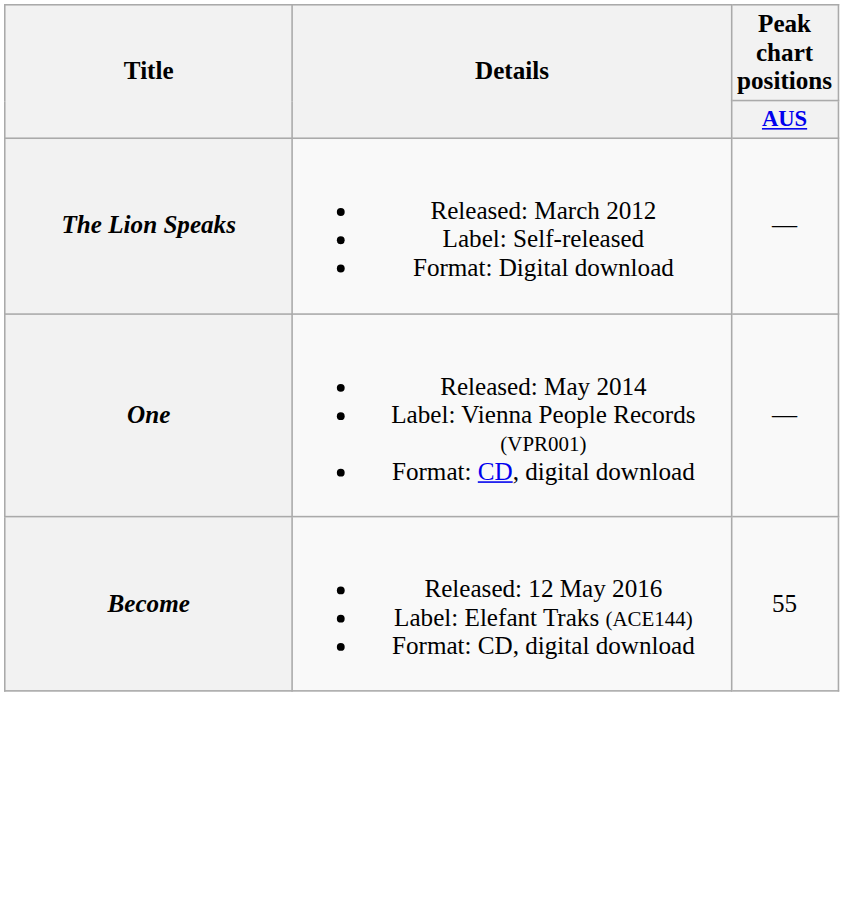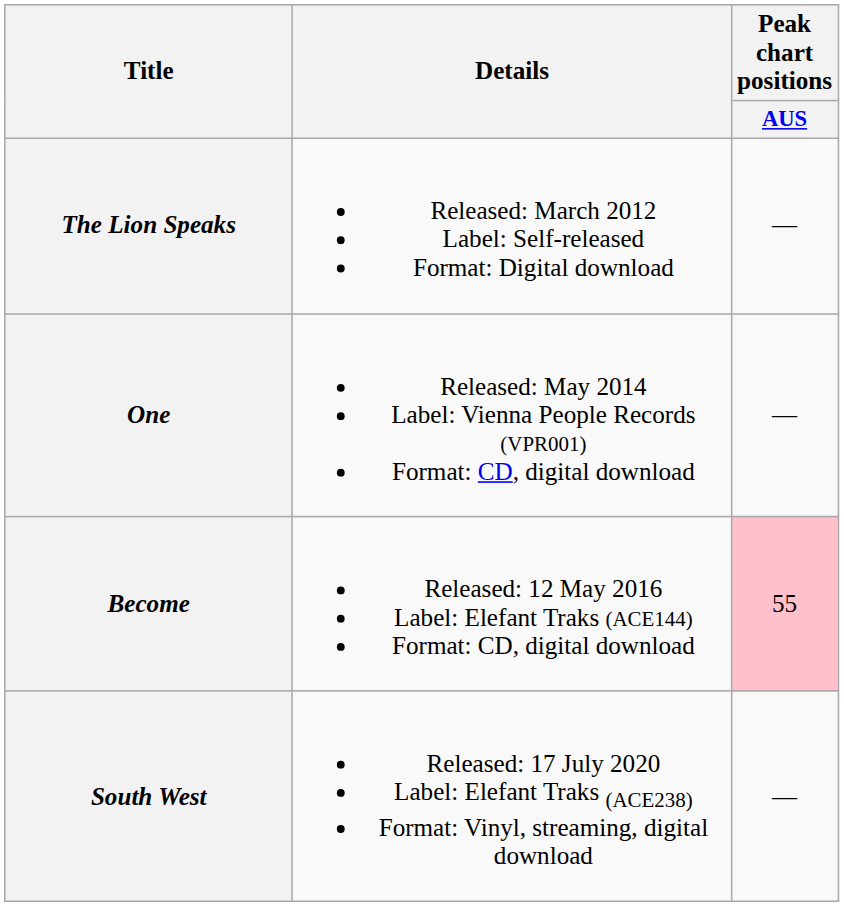(785, 603) no background -> (785, 603) pink background
+ row: (149, 795)
